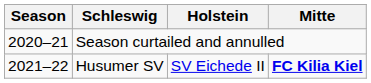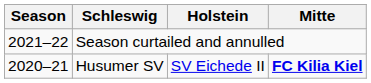(38, 41) 2020–21 -> (38, 41) 2021–22
(38, 66) 2021–22 -> (38, 66) 2020–21
